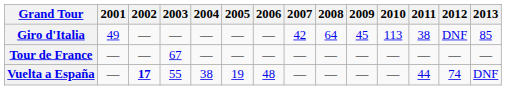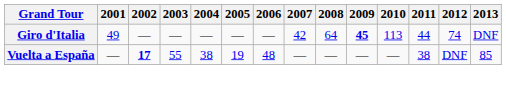(362, 34) normal -> (362, 34) bold
(424, 34) 38 -> (424, 34) 44
(455, 34) DNF -> (455, 34) 74
(486, 34) 85 -> (486, 34) DNF
- row: (51, 54)
(424, 74) 44 -> (424, 54) 38
(455, 74) 74 -> (455, 54) DNF
(486, 74) DNF -> (486, 54) 85
